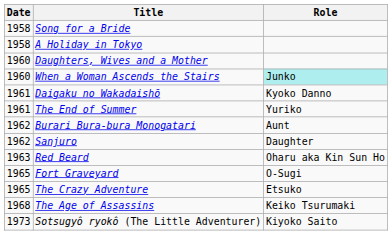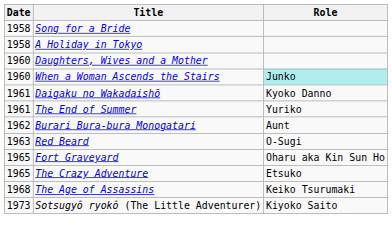- row: (56, 141)
(325, 157) Oharu aka Kin Sun Ho -> (284, 141) O-Sugi
(284, 173) O-Sugi -> (325, 157) Oharu aka Kin Sun Ho
